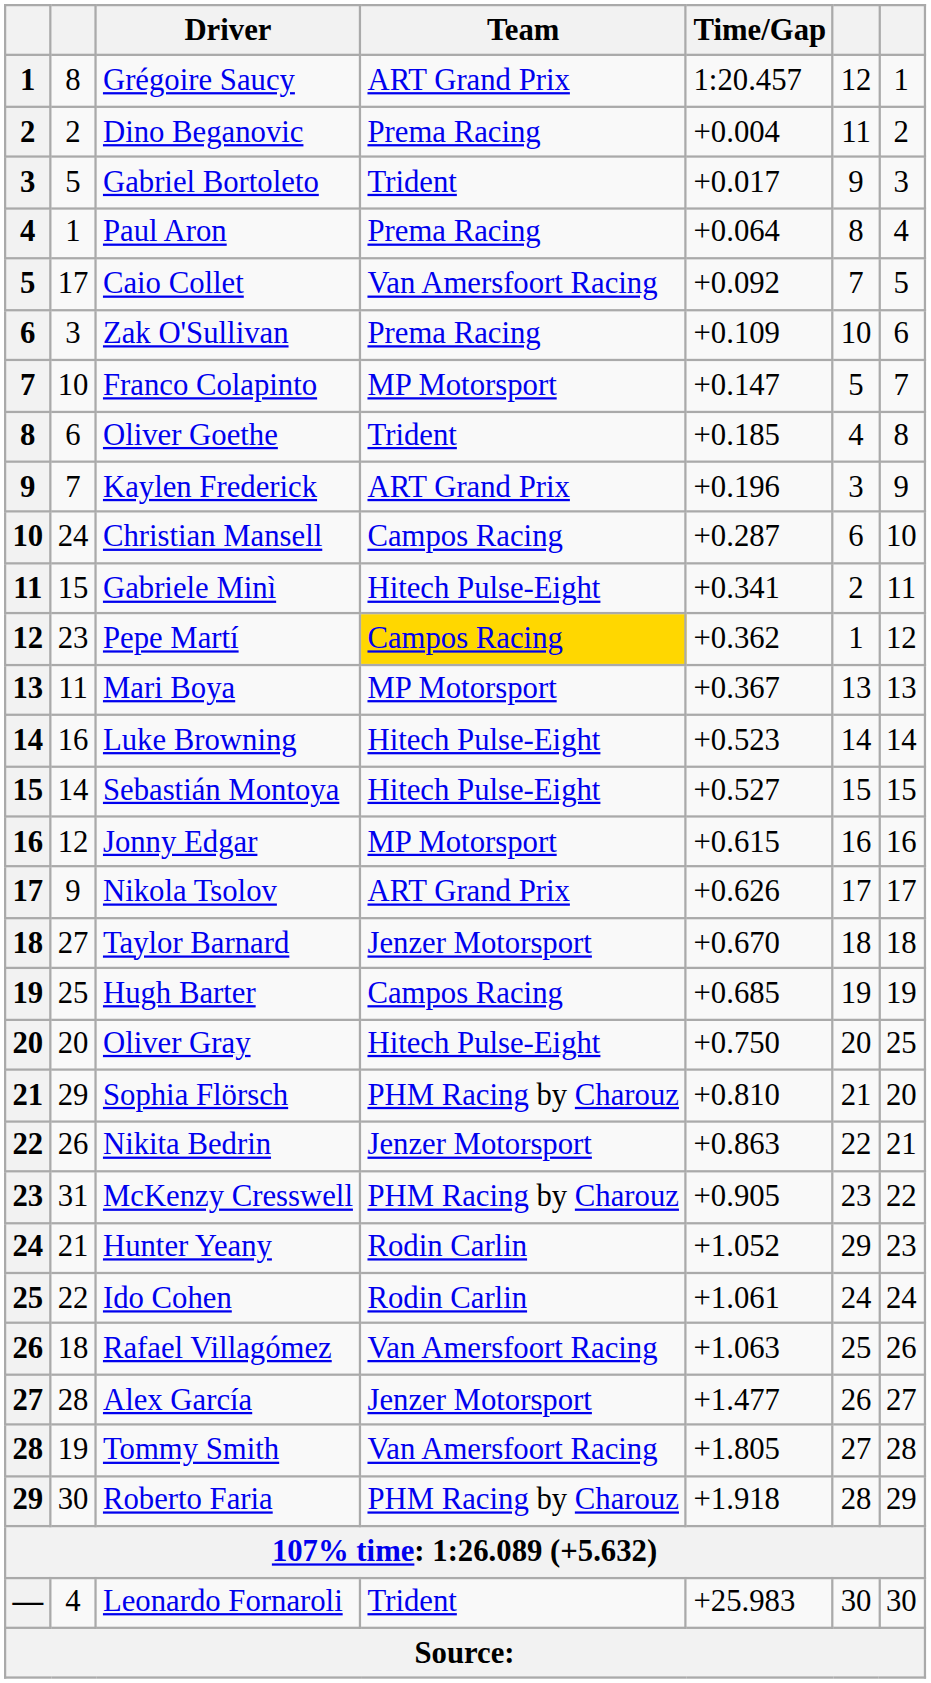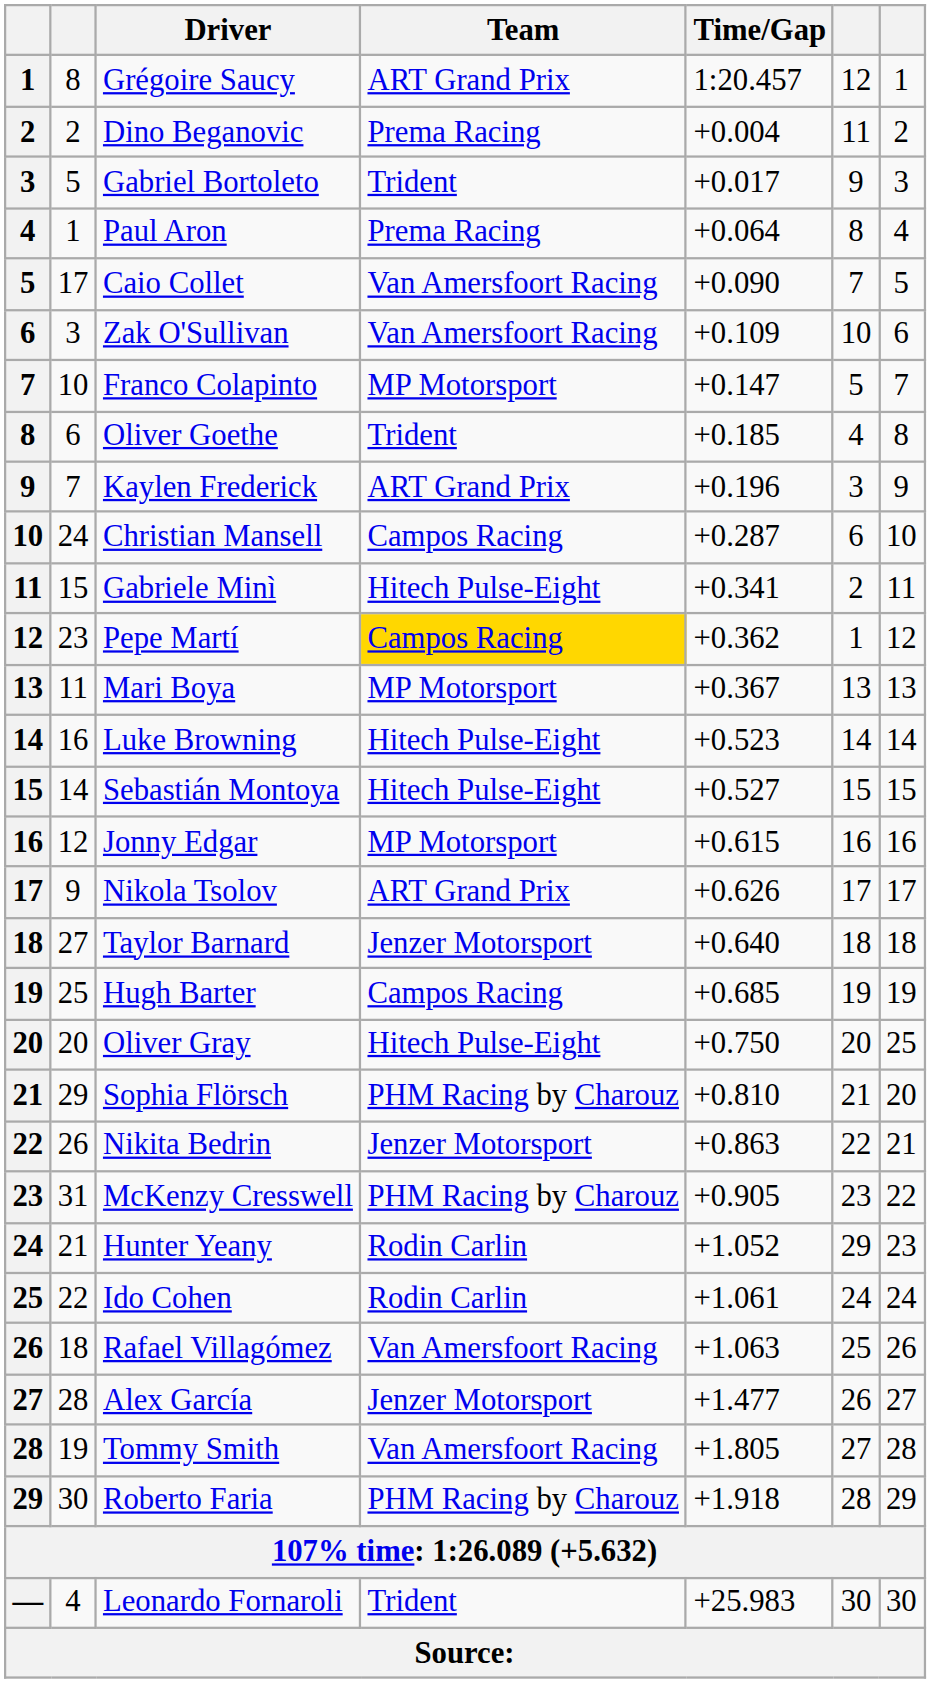(737, 282) +0.092 -> (737, 282) +0.090
(454, 333) Prema Racing -> (513, 333) Van Amersfoort Racing
(737, 942) +0.670 -> (737, 942) +0.640
